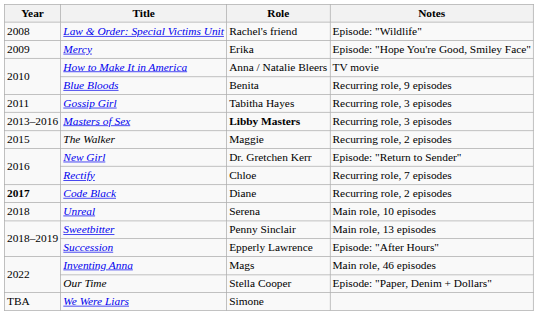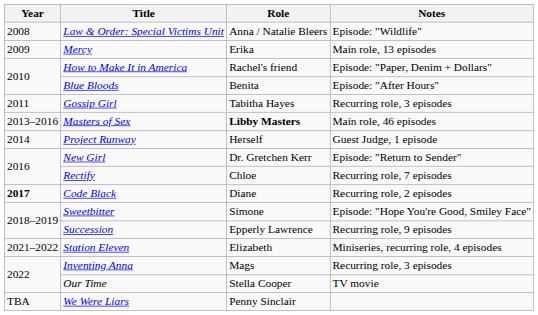(263, 31) Rachel's friend -> (278, 31) Anna / Natalie Bleers
(432, 49) Episode: "Hope You're Good, Smiley Face" -> (384, 49) Main role, 13 episodes
(278, 67) Anna / Natalie Bleers -> (263, 67) Rachel's friend
(356, 67) TV movie -> (412, 67) Episode: "Paper, Denim + Dollars"
(392, 85) Recurring role, 9 episodes -> (386, 85) Episode: "After Hours"
(392, 121) Recurring role, 3 episodes -> (384, 121) Main role, 46 episodes
+ row: (100, 139)
- row: (89, 139)
- row: (79, 211)
(262, 229) Penny Sinclair -> (247, 211) Simone
(384, 229) Main role, 13 episodes -> (432, 211) Episode: "Hope You're Good, Smiley Face"
(386, 247) Episode: "After Hours" -> (392, 229) Recurring role, 9 episodes
+ row: (96, 247)
(384, 265) Main role, 46 episodes -> (392, 265) Recurring role, 3 episodes
(412, 283) Episode: "Paper, Denim + Dollars" -> (356, 283) TV movie
(247, 301) Simone -> (262, 301) Penny Sinclair
